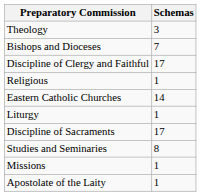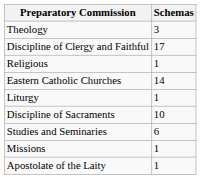- row: (54, 47)
(159, 132) 17 -> (159, 115) 10
(157, 149) 8 -> (157, 132) 6
